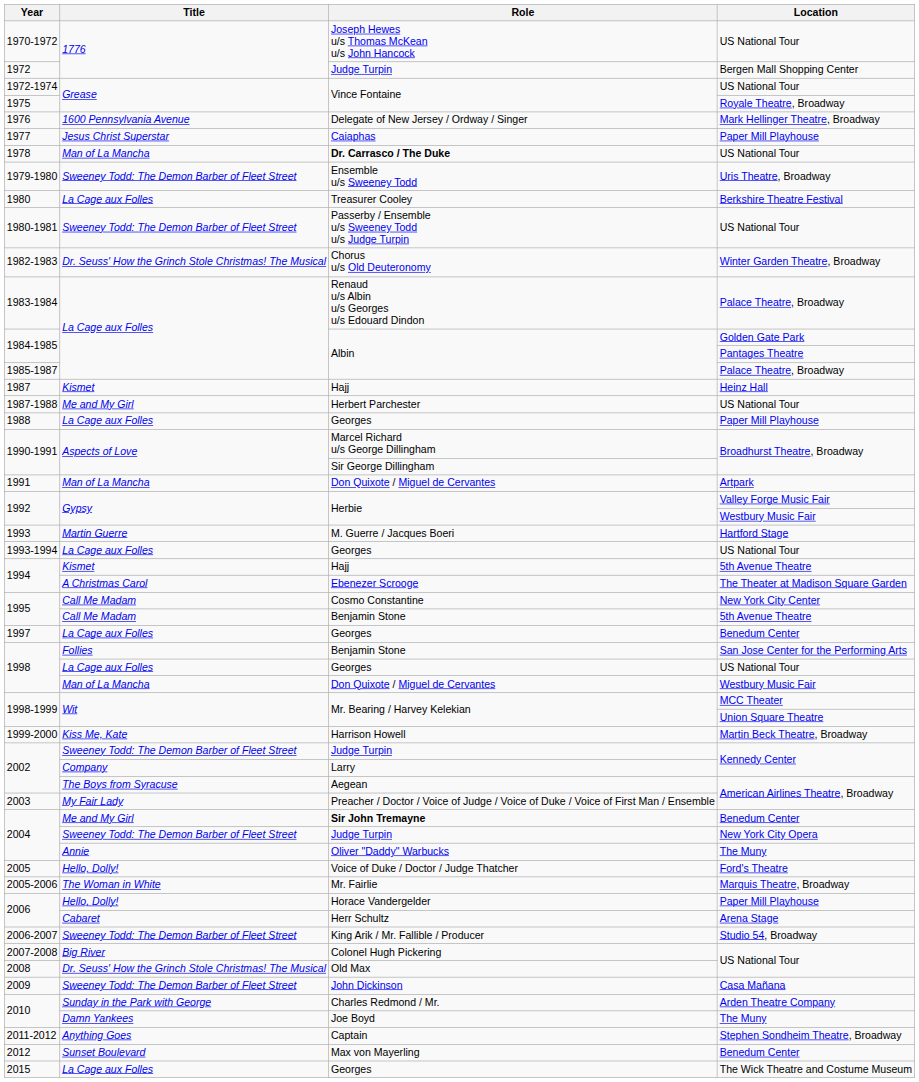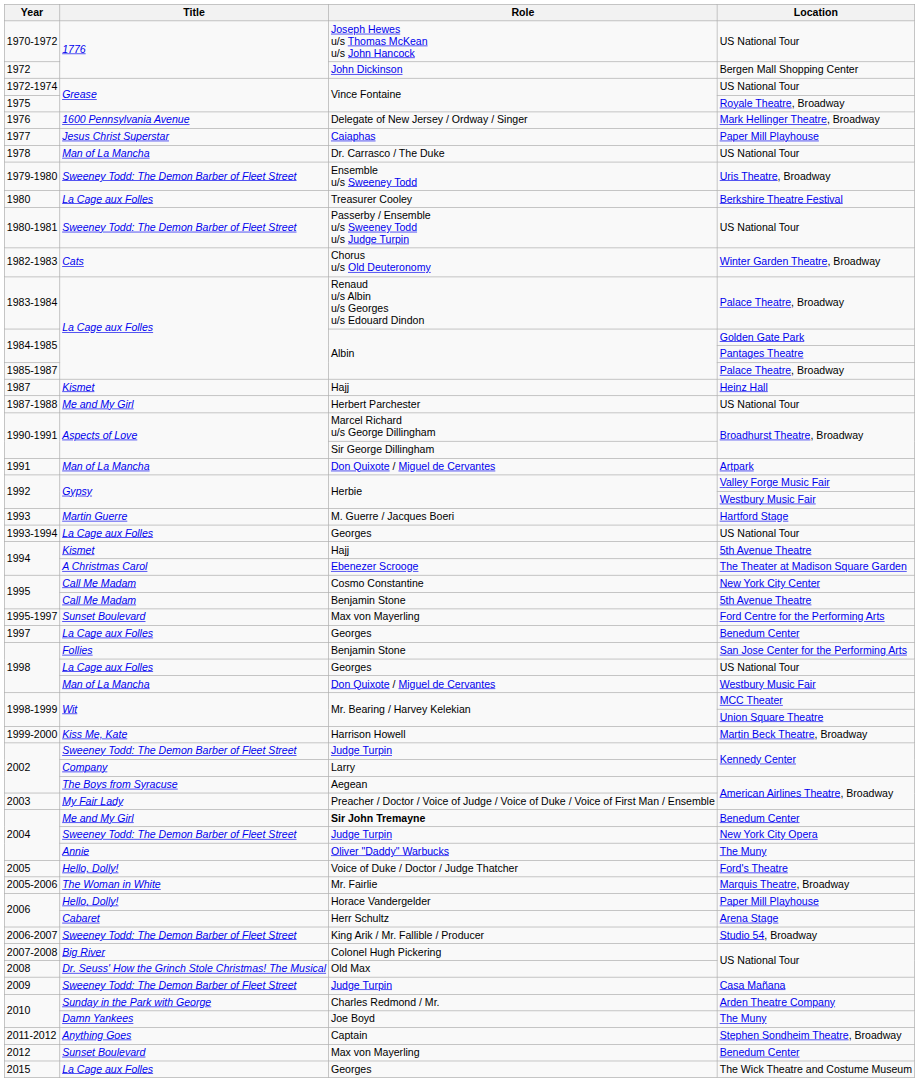(361, 70) Judge Turpin -> (367, 70) John Dickinson
(391, 153) bold -> (388, 153) normal
(194, 262) Dr. Seuss' How the Grinch Stole Christmas! The Musical -> (73, 262) Cats
- row: (19, 421)
+ row: (32, 617)
(367, 985) John Dickinson -> (361, 985) Judge Turpin
